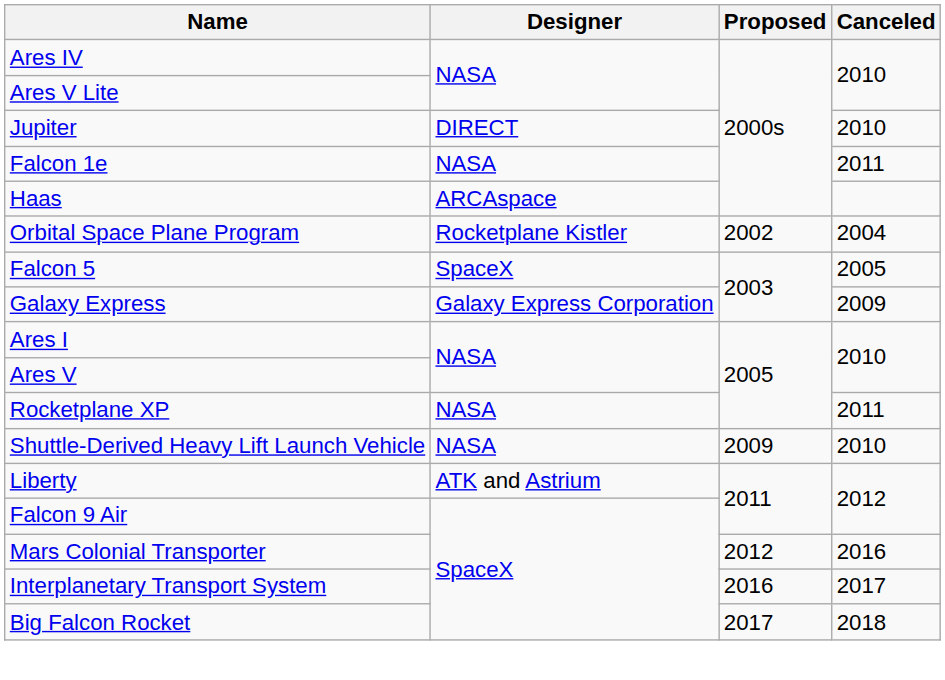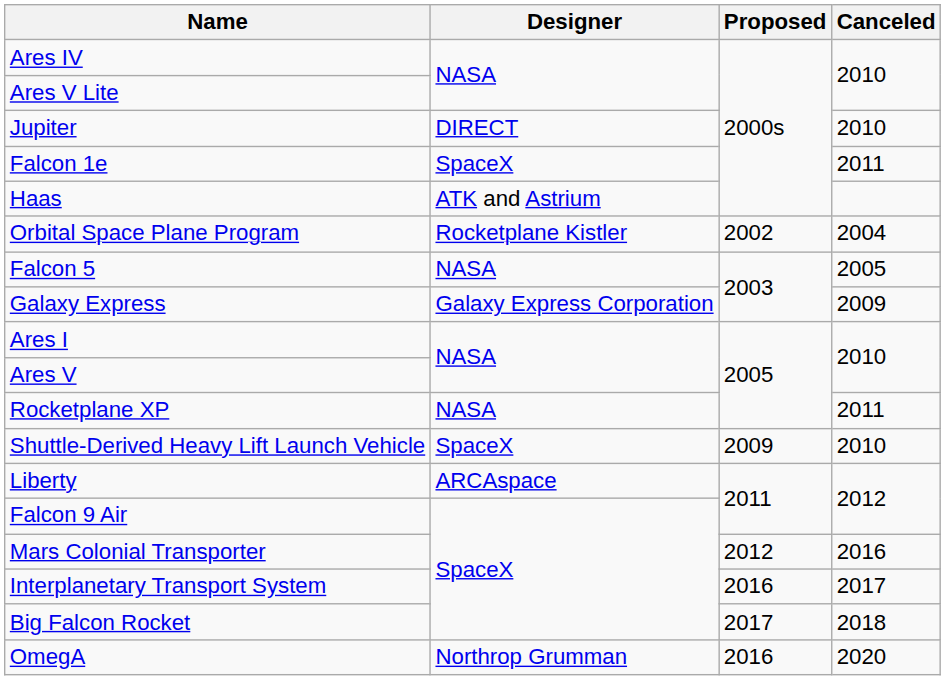(466, 163) NASA -> (474, 163) SpaceX
(496, 198) ARCAspace -> (518, 198) ATK and Astrium
(474, 269) SpaceX -> (466, 269) NASA
(466, 445) NASA -> (474, 445) SpaceX
(518, 480) ATK and Astrium -> (496, 480) ARCAspace
+ row: (48, 657)
